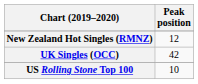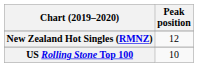- row: (80, 54)
